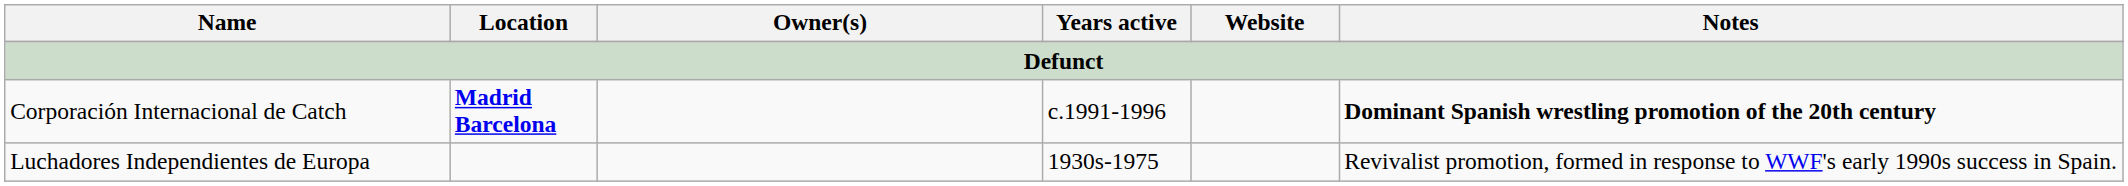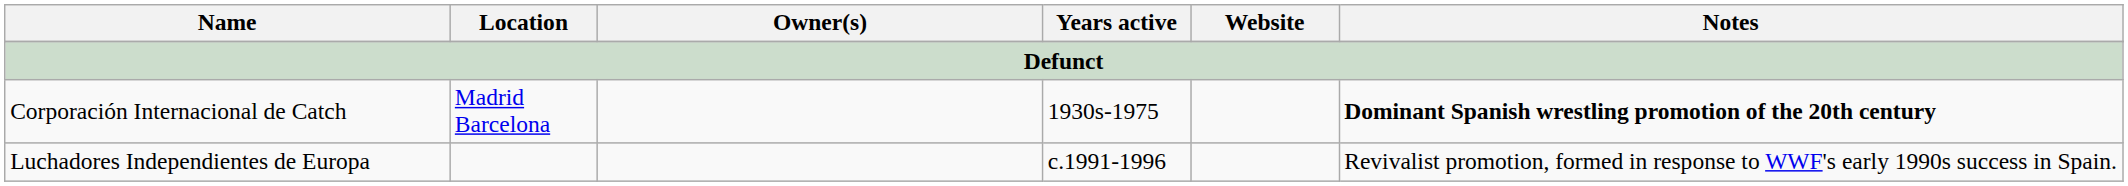(506, 110) bold -> (503, 110) normal
(1107, 110) c.1991-1996 -> (1103, 110) 1930s-1975
(1103, 161) 1930s-1975 -> (1107, 161) c.1991-1996
